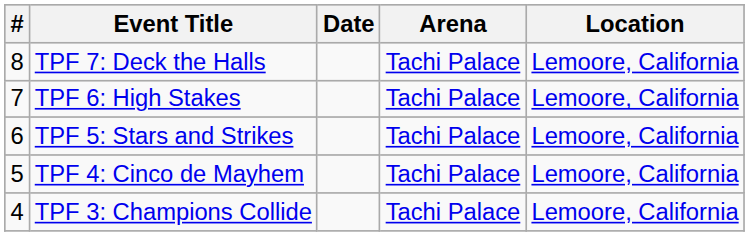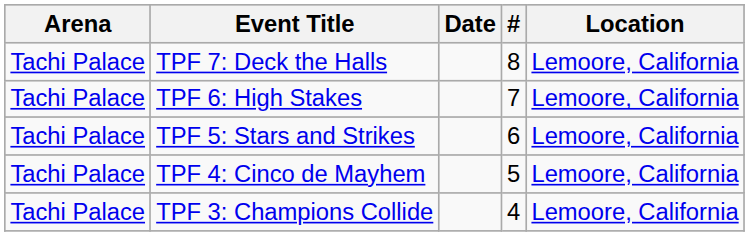columns swapped: (17, 24) <-> (453, 24)
